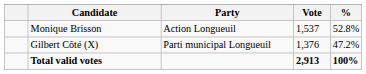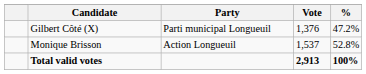rows swapped: (66, 28) <-> (64, 45)
